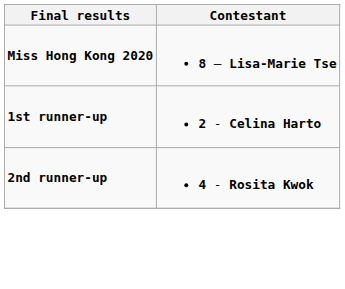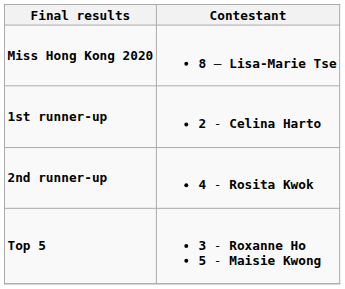+ row: (27, 246)
